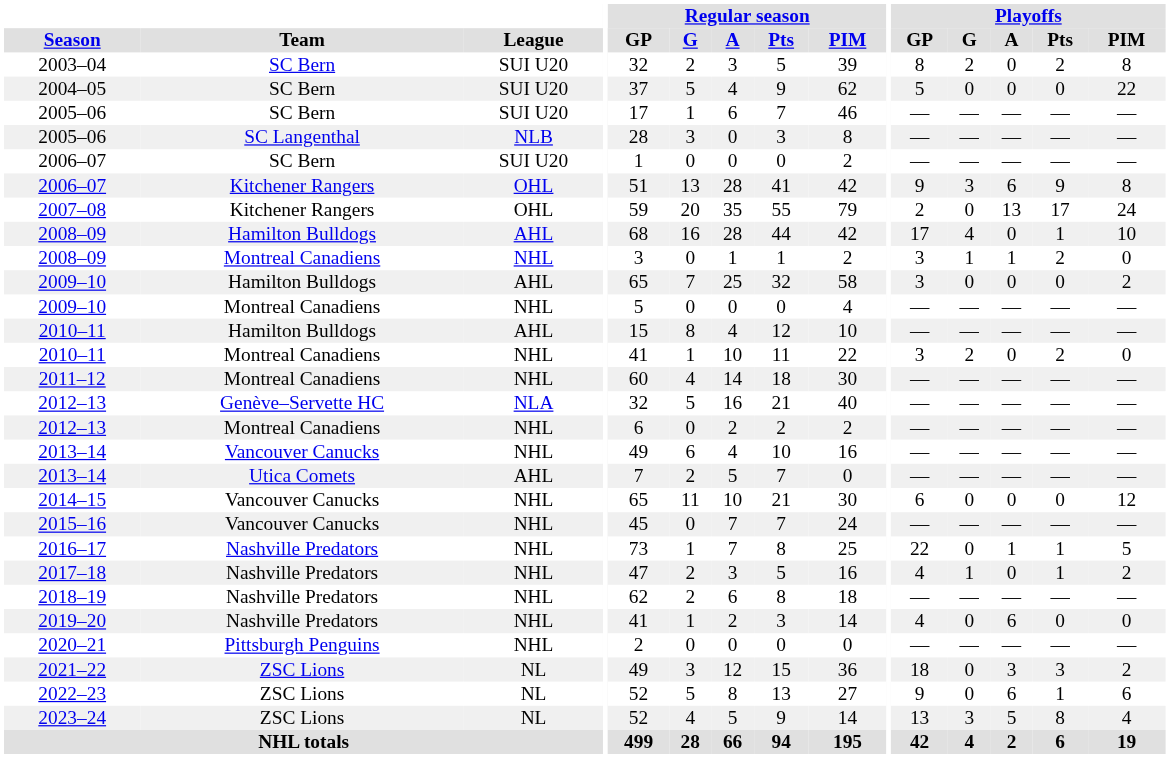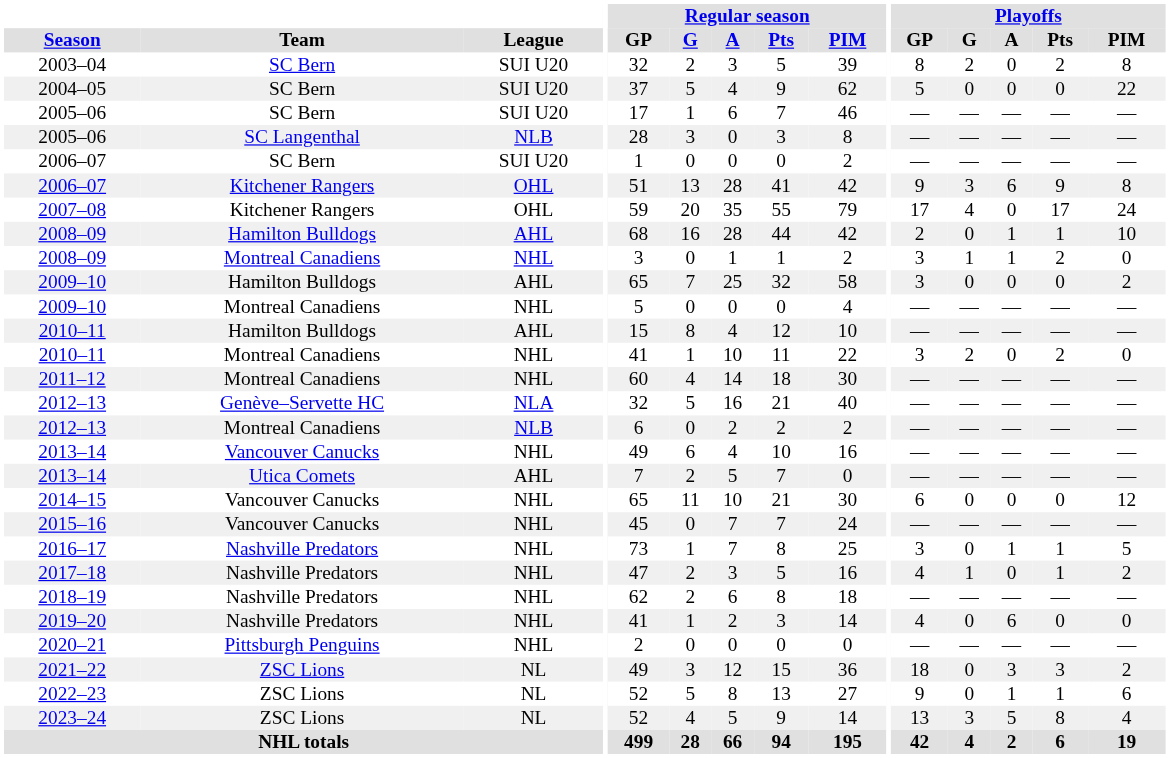(920, 209) 2 -> (920, 209) 17
(969, 209) 0 -> (969, 209) 4
(1012, 209) 13 -> (1012, 209) 0
(920, 233) 17 -> (920, 233) 2
(969, 233) 4 -> (969, 233) 0
(1012, 233) 0 -> (1012, 233) 1
(534, 427) NHL -> (534, 427) NLB
(920, 548) 22 -> (920, 548) 3
(1012, 693) 6 -> (1012, 693) 1
